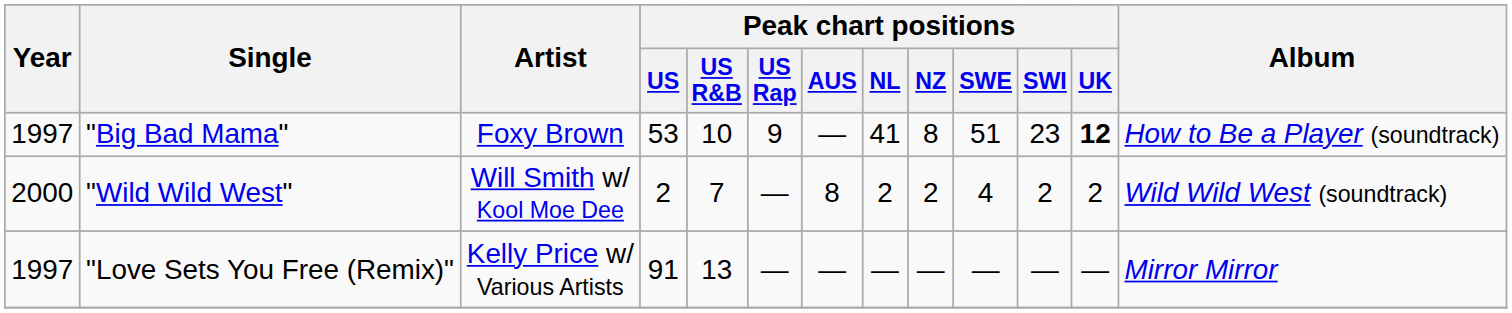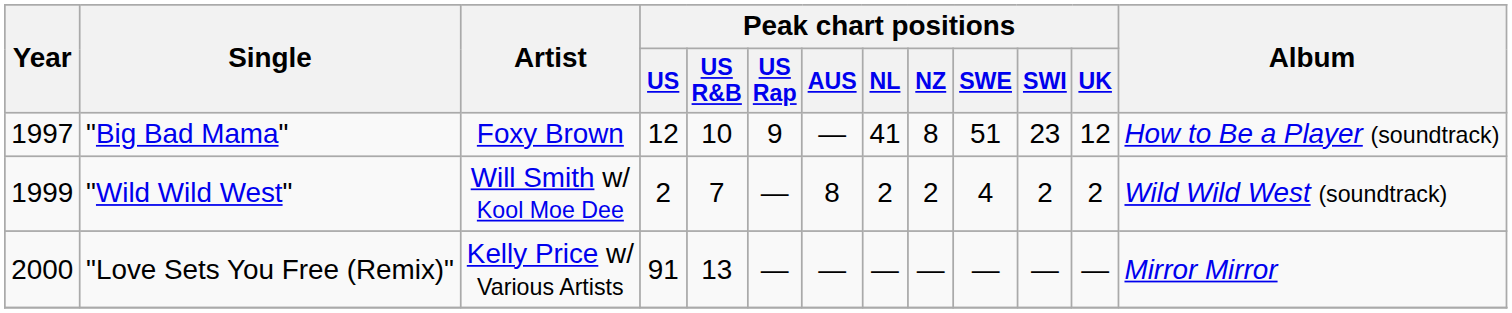(663, 133) 53 -> (663, 133) 12
(1095, 133) bold -> (1095, 133) normal
(42, 193) 2000 -> (42, 193) 1999
(42, 269) 1997 -> (42, 269) 2000
